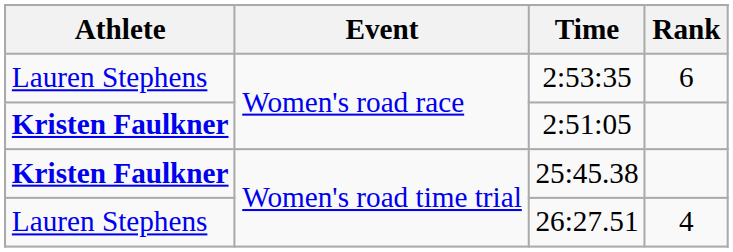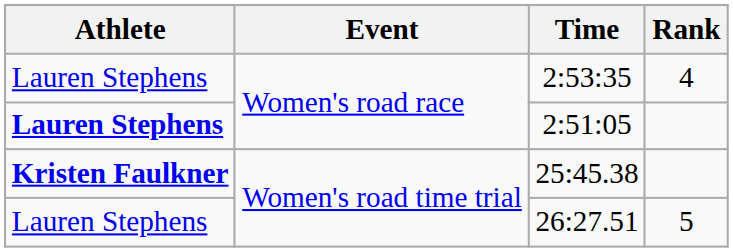(686, 77) 6 -> (686, 77) 4
(120, 125) Kristen Faulkner -> (118, 125) Lauren Stephens
(686, 221) 4 -> (686, 221) 5
